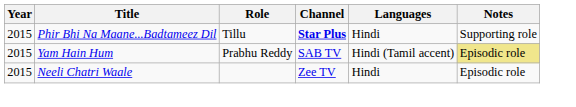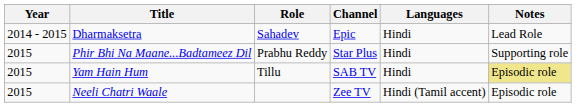+ row: (107, 33)
(234, 33) Tillu -> (292, 53) Prabhu Reddy
(322, 33) bold -> (355, 53) normal
(257, 53) Prabhu Reddy -> (269, 72) Tillu
(403, 53) Hindi (Tamil accent) -> (397, 72) Hindi
(366, 72) Hindi -> (434, 92) Hindi (Tamil accent)
